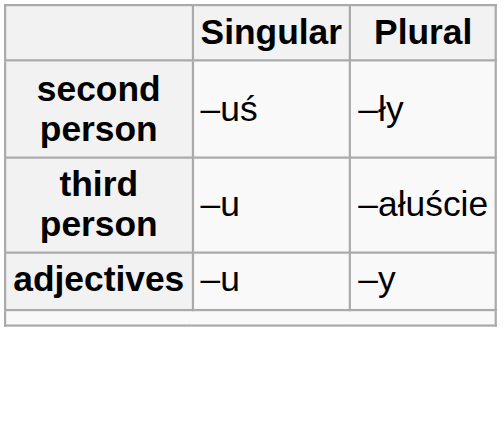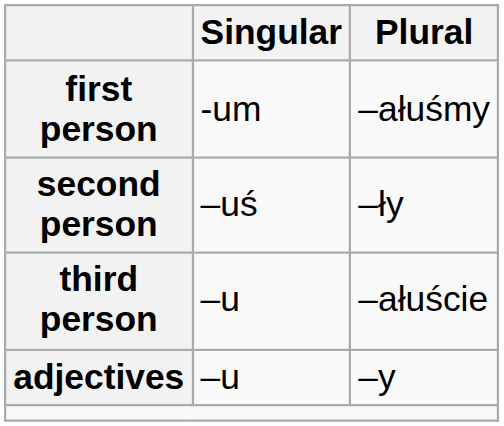+ row: (99, 108)
